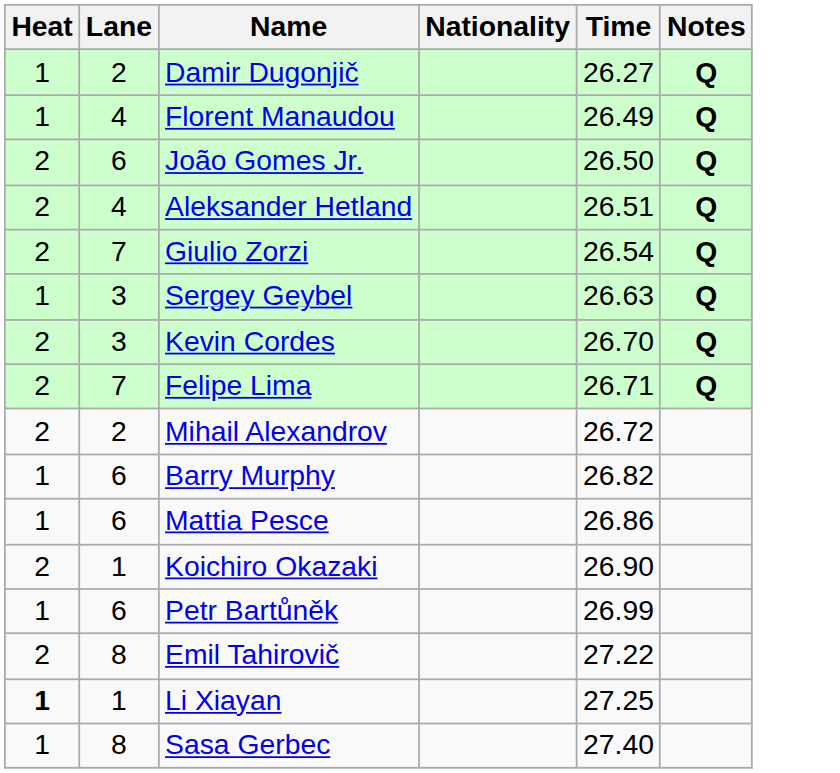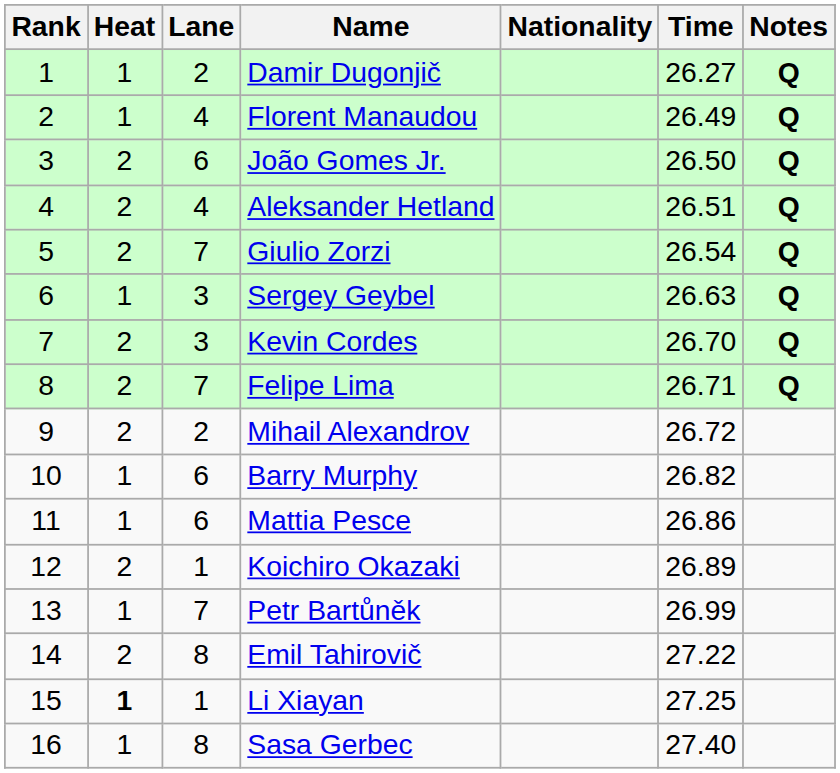+ column: (46, 26)
(619, 565) 26.90 -> (701, 565) 26.89
(119, 610) 6 -> (201, 610) 7
